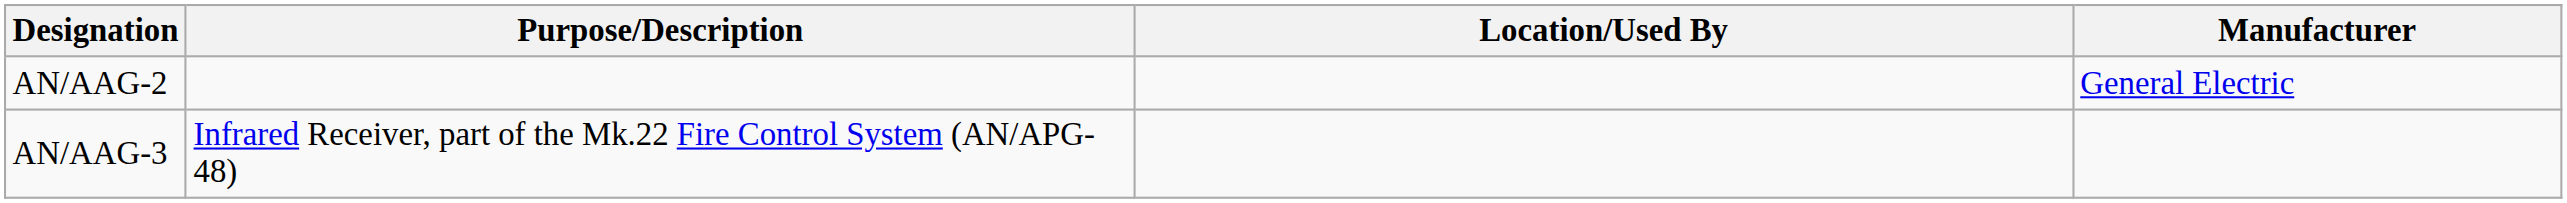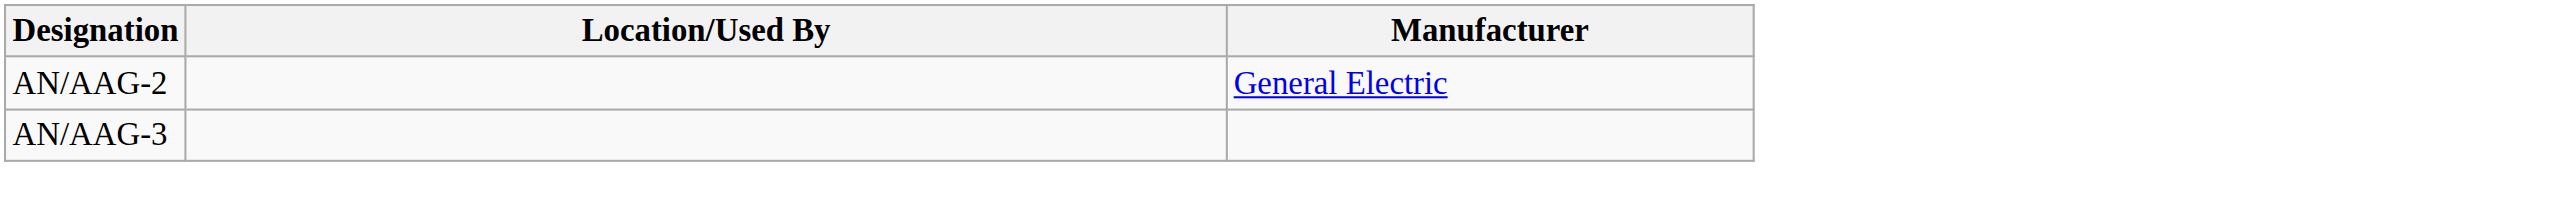- column: (660, 30)
